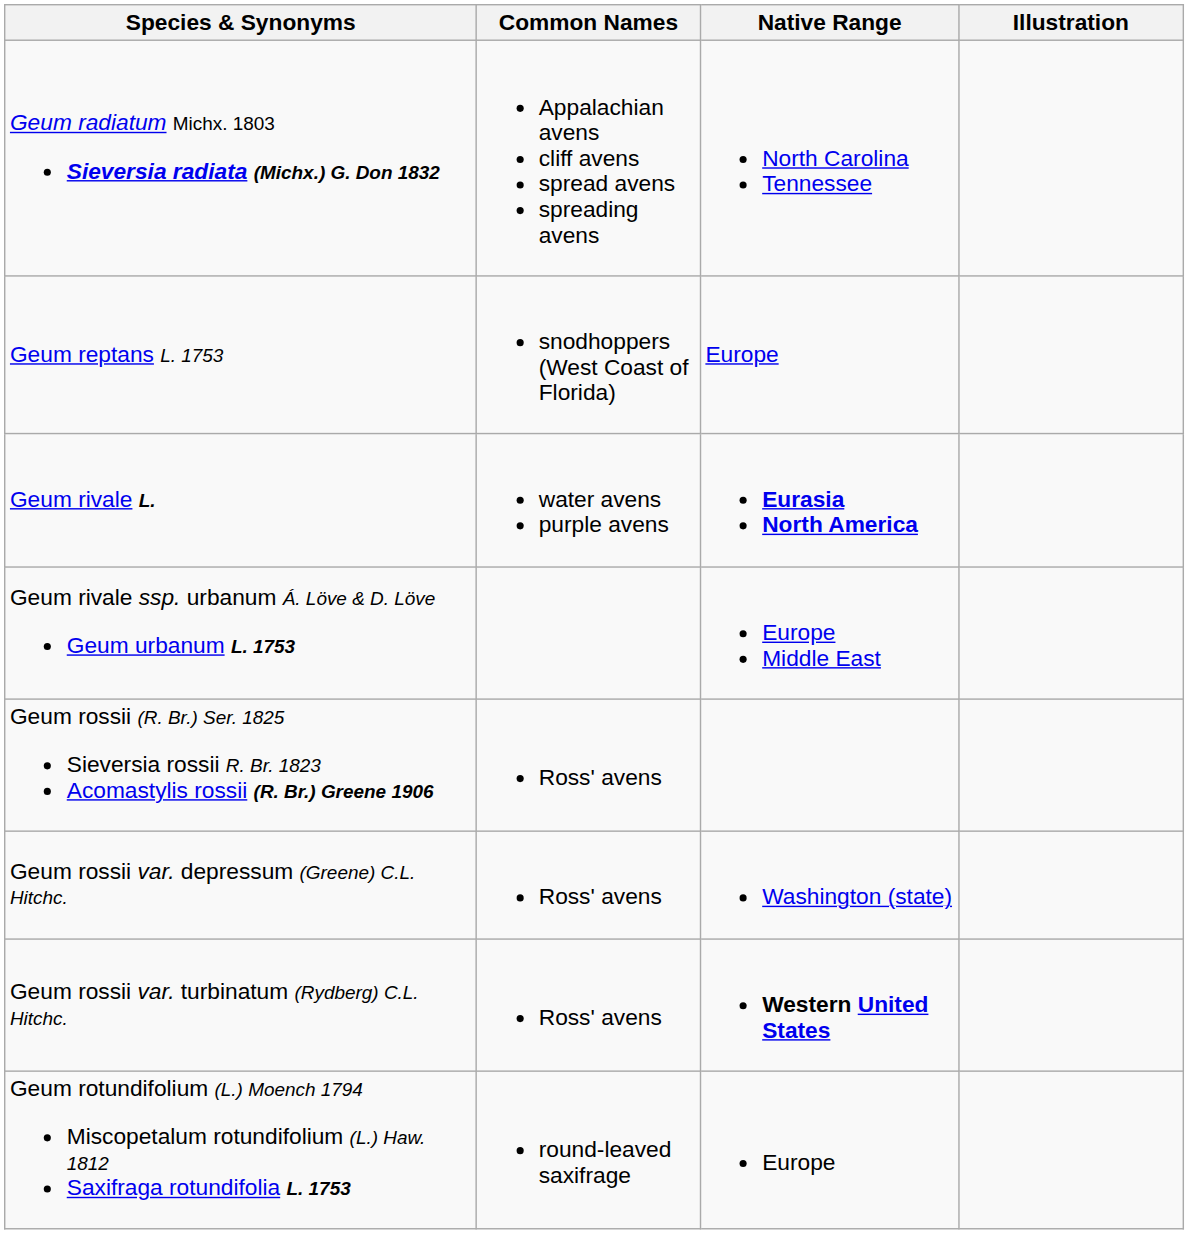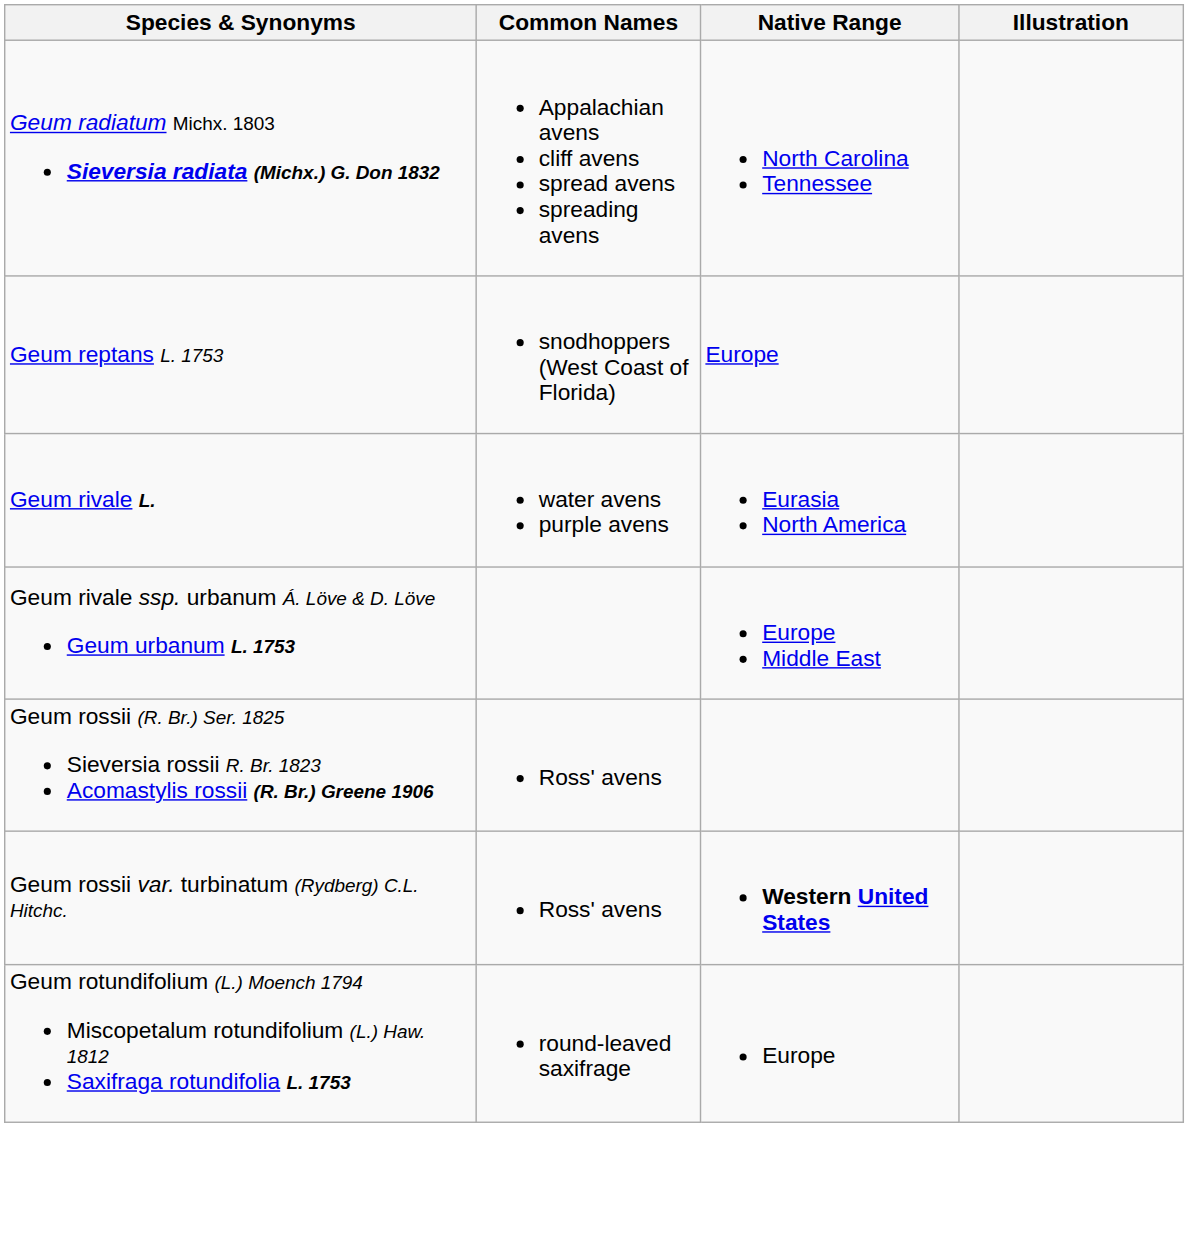(830, 513) bold -> (830, 513) normal
- row: (213, 884)
